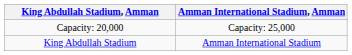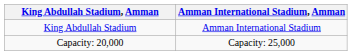rows swapped: (90, 43) <-> (90, 27)
